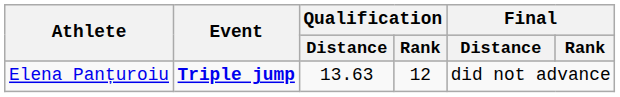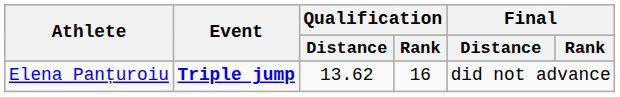(347, 76) 13.63 -> (347, 76) 13.62
(420, 76) 12 -> (420, 76) 16
